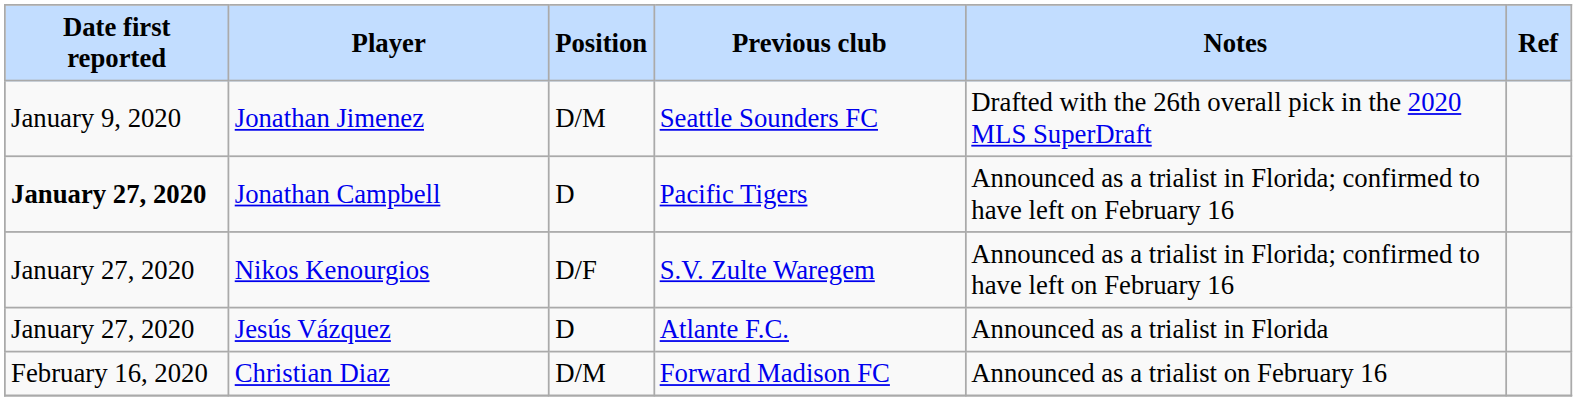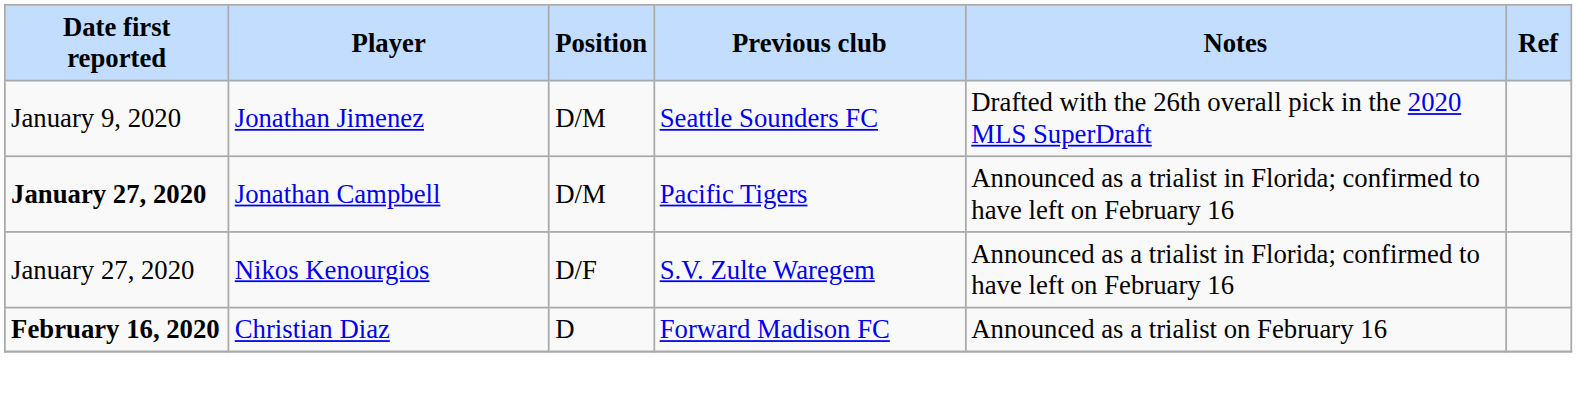(565, 194) D -> (580, 194) D/M
- row: (313, 329)
(109, 374) normal -> (115, 329) bold
(580, 374) D/M -> (565, 329) D
